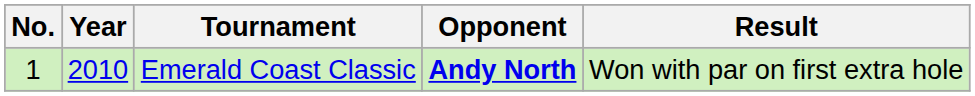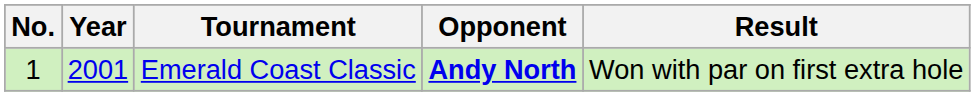(98, 70) 2010 -> (98, 70) 2001
